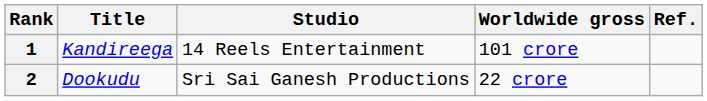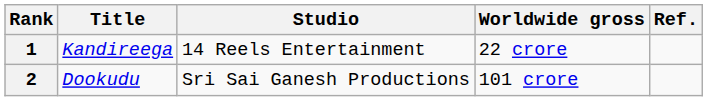(529, 50) 101 crore -> (523, 50) 22 crore
(523, 80) 22 crore -> (529, 80) 101 crore
